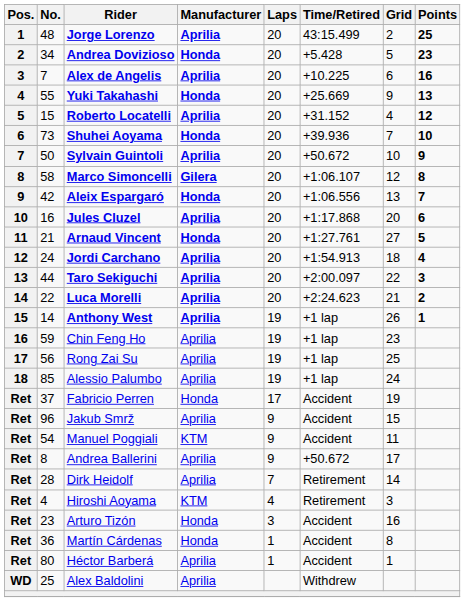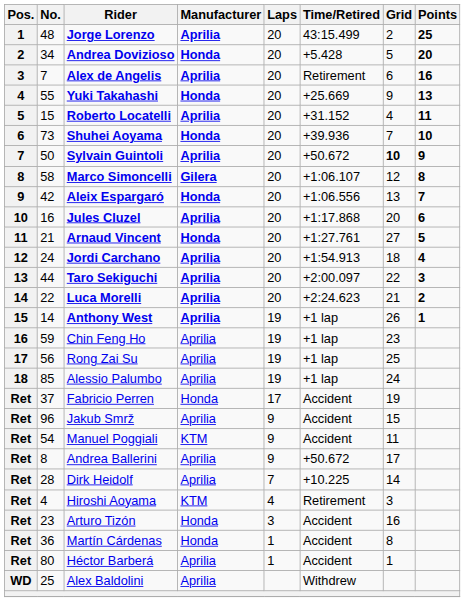(425, 55) 23 -> (425, 55) 20
(326, 75) +10.225 -> (334, 75) Retirement
(425, 116) 12 -> (425, 116) 11
(393, 156) normal -> (393, 156) bold
(334, 480) Retirement -> (326, 480) +10.225
